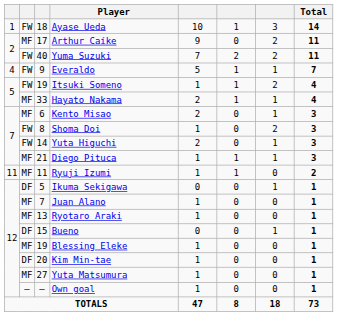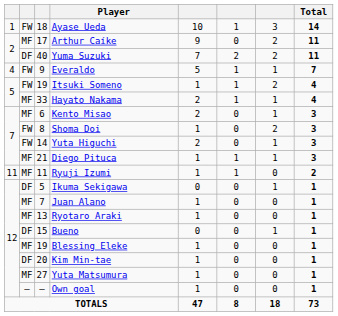(27, 56) FW -> (27, 56) DF
